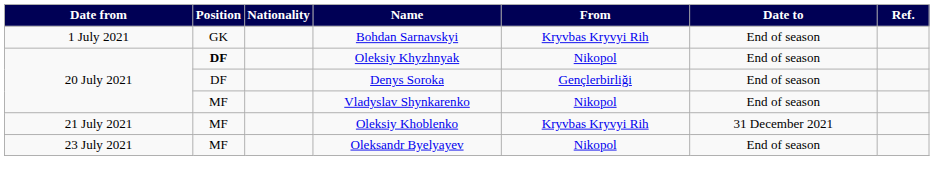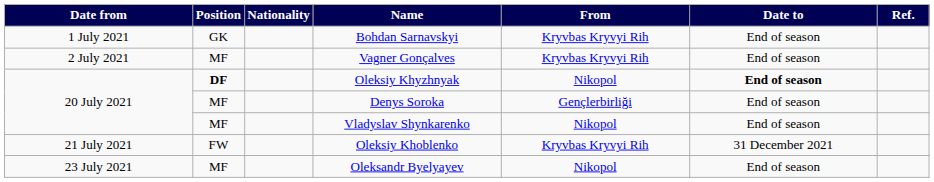+ row: (407, 58)
(783, 58) normal -> (783, 80) bold
(218, 80) DF -> (218, 102) MF
(218, 123) MF -> (218, 145) FW
